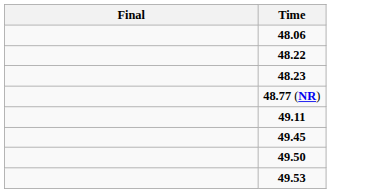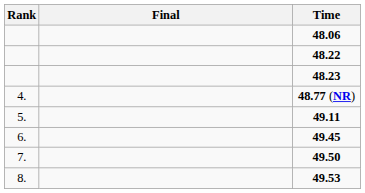+ column: (22, 15)
